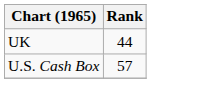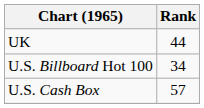+ row: (80, 66)
